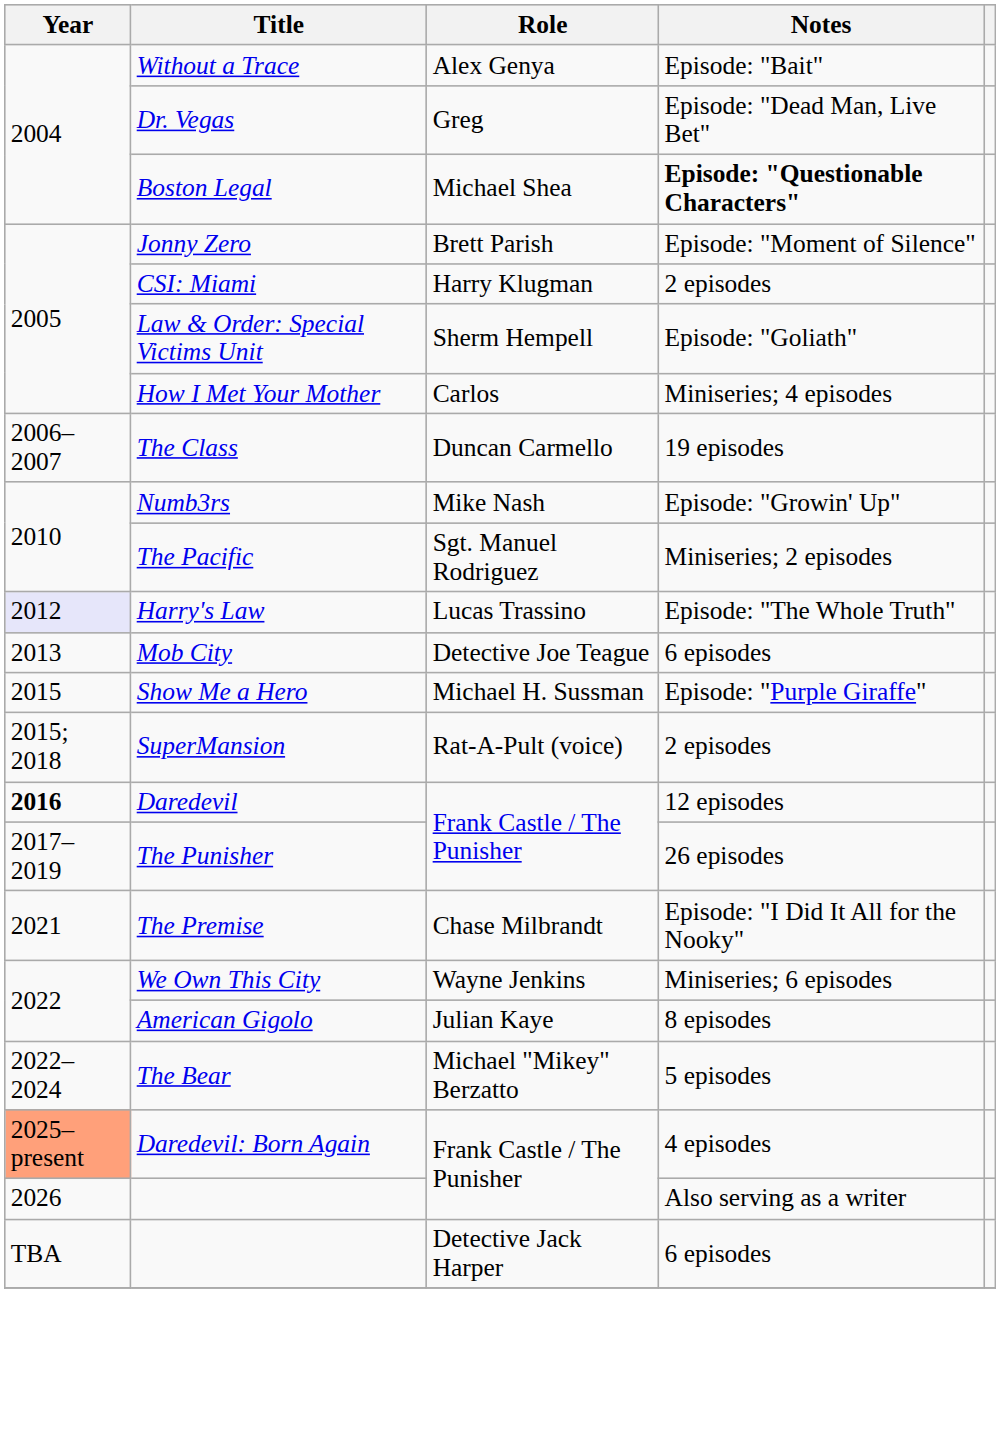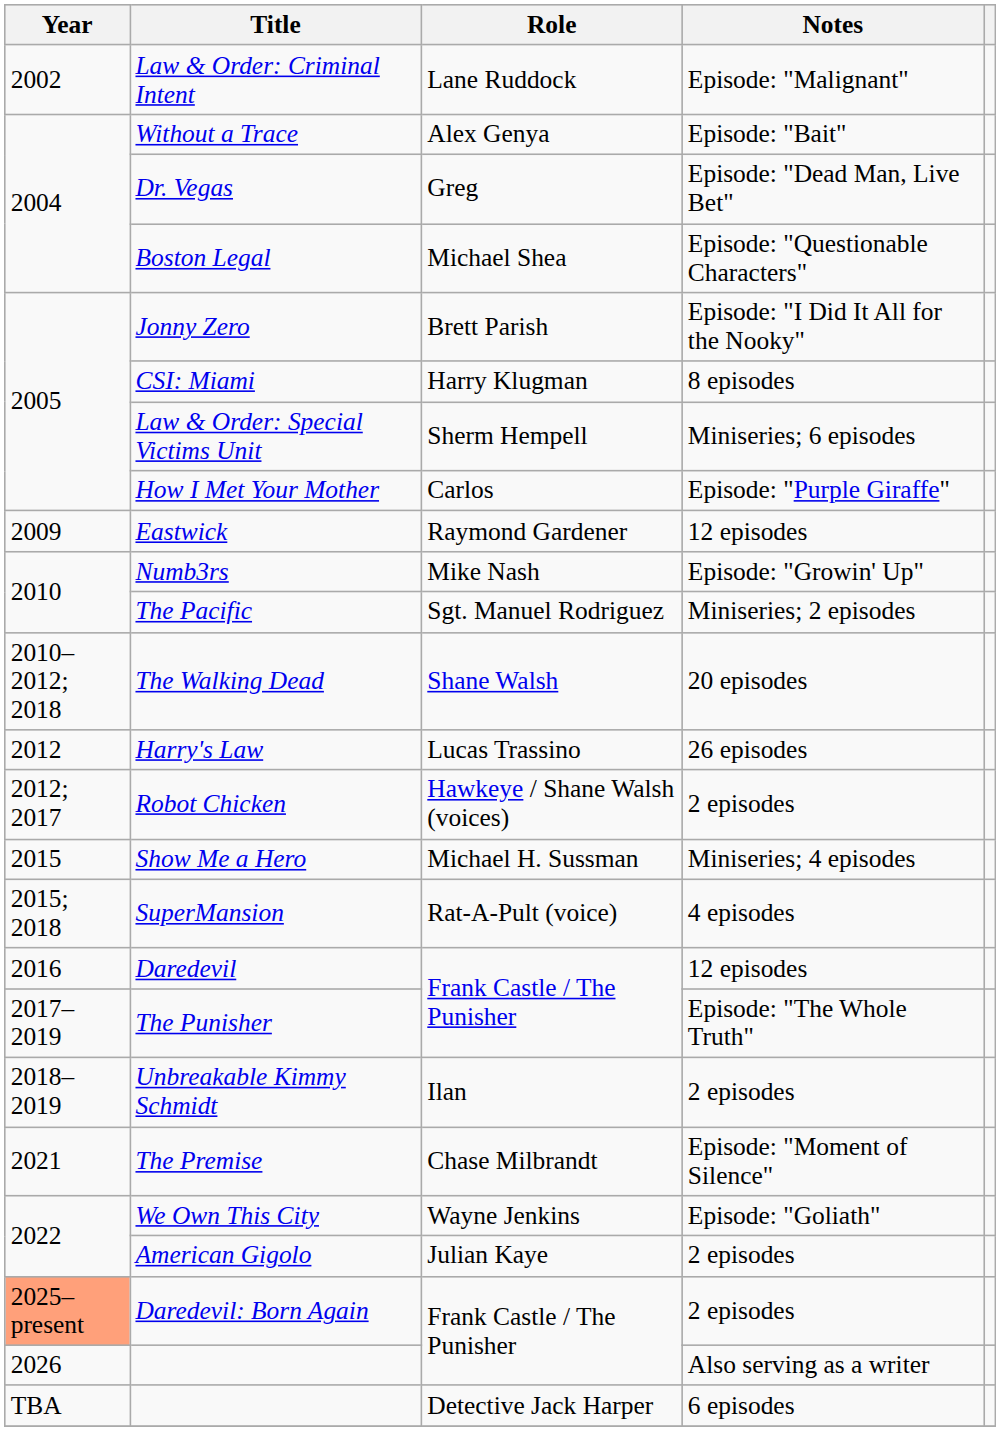+ row: (258, 79)
(794, 188) bold -> (808, 257) normal
(820, 243) Episode: "Moment of Silence" -> (815, 326) Episode: "I Did It All for the Nooky"
(718, 283) 2 episodes -> (741, 381) 8 episodes
(761, 338) Episode: "Goliath" -> (802, 435) Miniseries; 6 episodes
(778, 392) Miniseries; 4 episodes -> (819, 490) Episode: "Purple Giraffe"
- row: (187, 447)
+ row: (181, 530)
+ row: (230, 680)
(36, 611) lavender background -> (36, 749) no background
(810, 611) Episode: "The Whole Truth" -> (748, 749) 26 episodes
+ row: (211, 804)
- row: (184, 651)
(796, 692) Episode: "Purple Giraffe" -> (802, 858) Miniseries; 4 episodes
(718, 746) 2 episodes -> (741, 913) 4 episodes
(36, 801) bold -> (36, 968) normal
(724, 856) 26 episodes -> (797, 1022) Episode: "The Whole Truth"
+ row: (241, 1091)
(810, 925) Episode: "I Did It All for the Nooky" -> (798, 1160) Episode: "Moment of Silence"
(778, 979) Miniseries; 6 episodes -> (784, 1215) Episode: "Goliath"
(718, 1020) 8 episodes -> (741, 1255) 2 episodes
- row: (184, 1074)
(718, 1143) 4 episodes -> (741, 1310) 2 episodes
